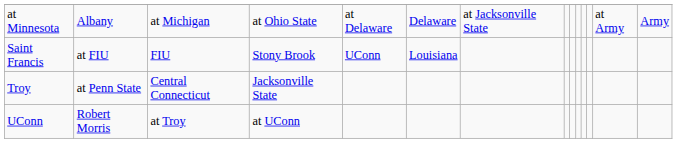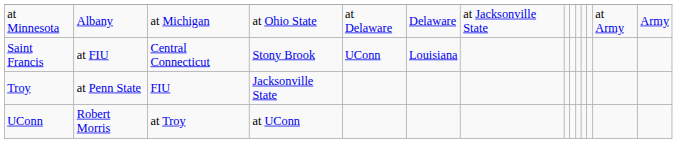(160, 54) FIU -> (180, 54) Central Connecticut
(180, 87) Central Connecticut -> (160, 87) FIU
